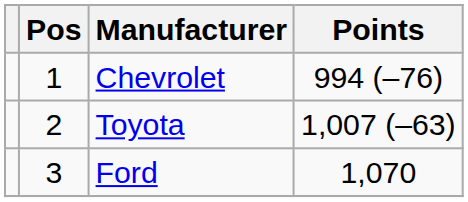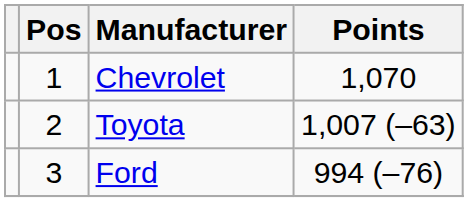(378, 77) 994 (–76) -> (378, 77) 1,070
(378, 173) 1,070 -> (378, 173) 994 (–76)
